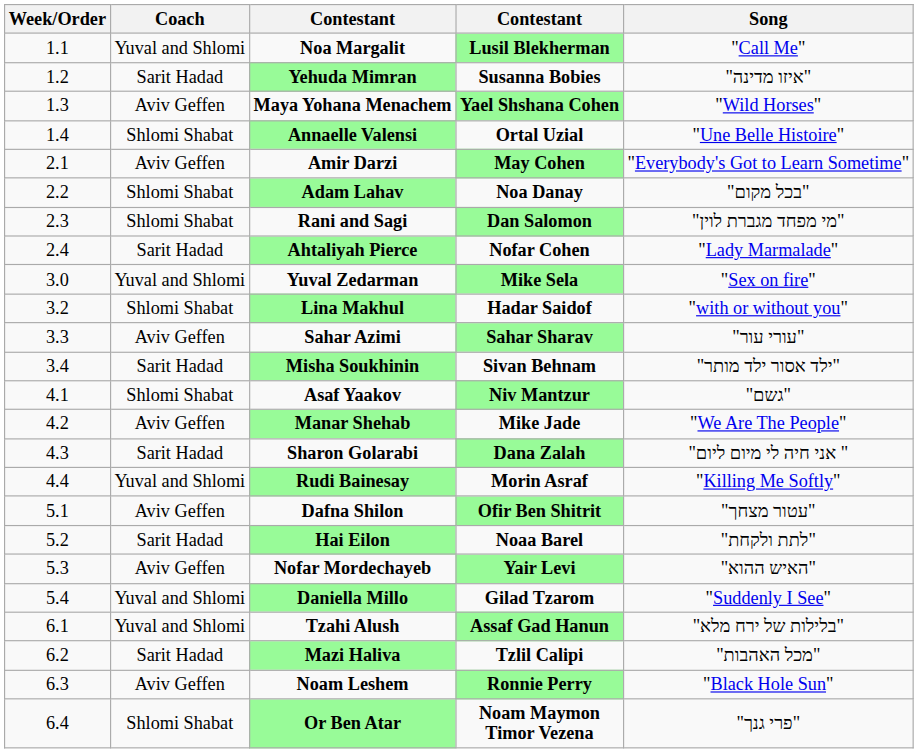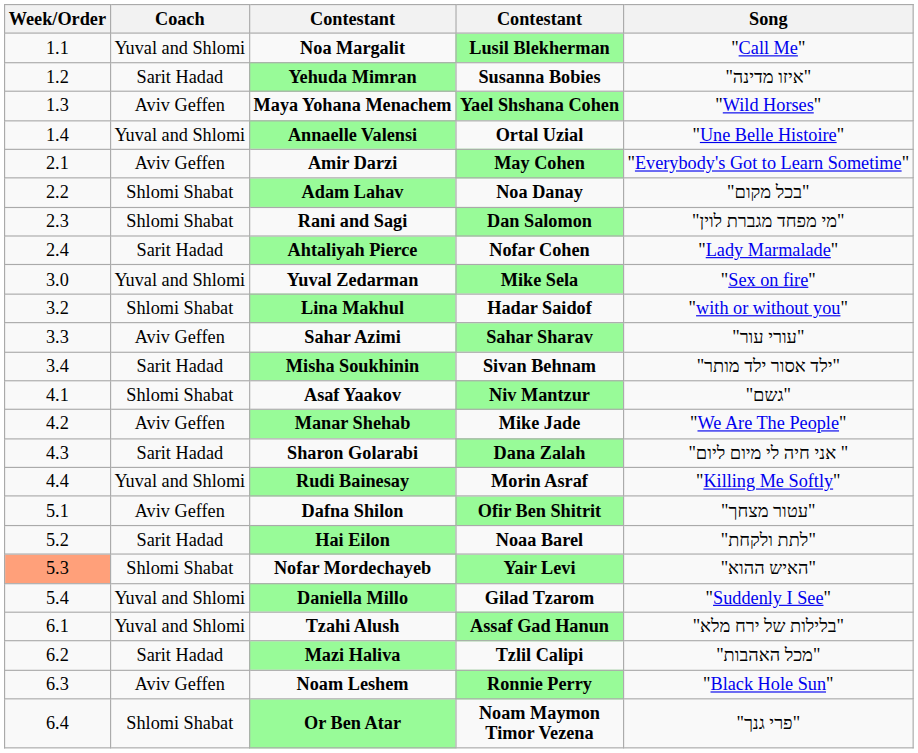(180, 134) Shlomi Shabat -> (180, 134) Yuval and Shlomi
(57, 568) no background -> (57, 568) lightsalmon background
(180, 568) Aviv Geffen -> (180, 568) Shlomi Shabat
